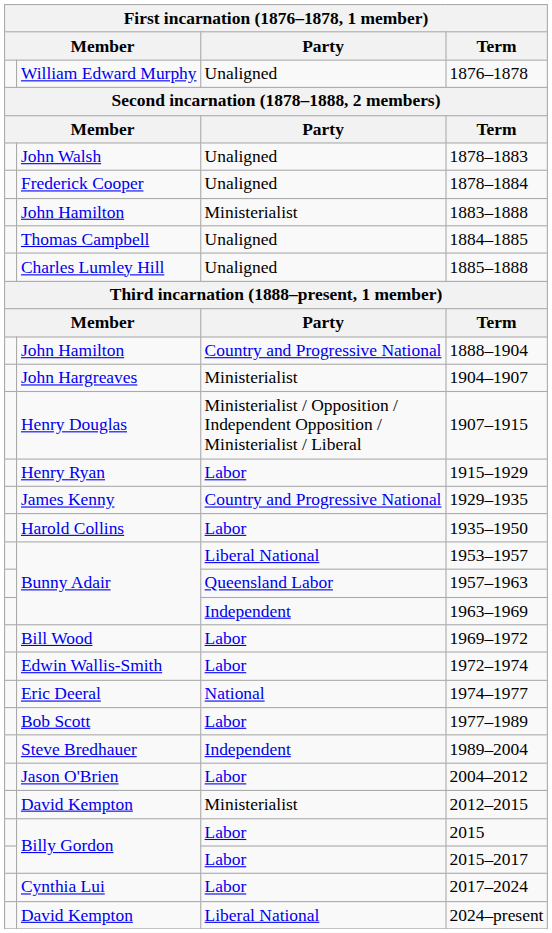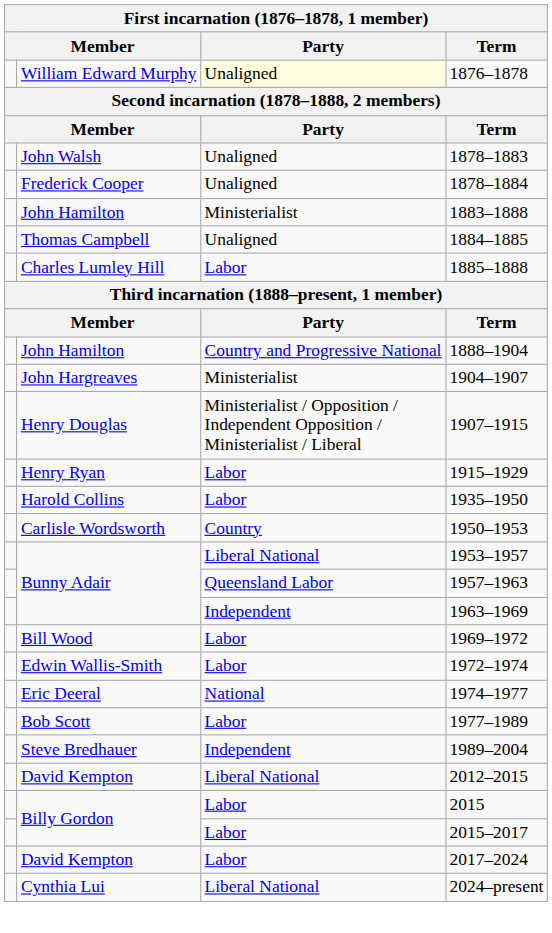(241, 73) no background -> (241, 73) lightyellow background
(241, 267) Unaligned -> (225, 267) Labor
- row: (489, 500)
+ row: (489, 527)
- row: (489, 776)
(251, 804) Ministerialist -> (262, 776) Liberal National
(63, 887) Cynthia Lui -> (77, 859) David Kempton
(77, 914) David Kempton -> (63, 887) Cynthia Lui
